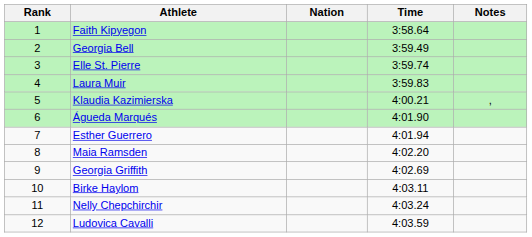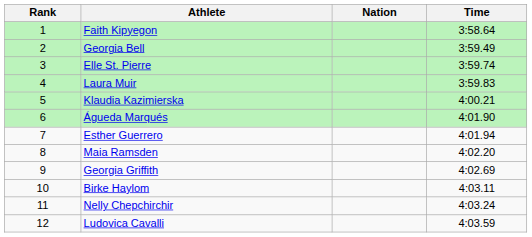- column: (490, 13)
